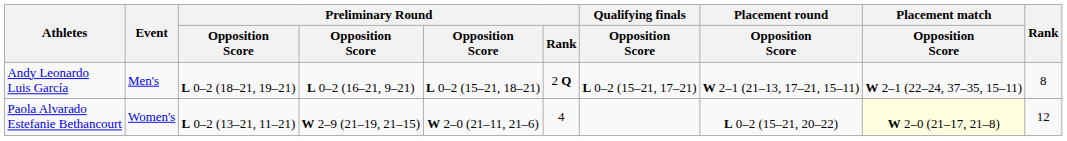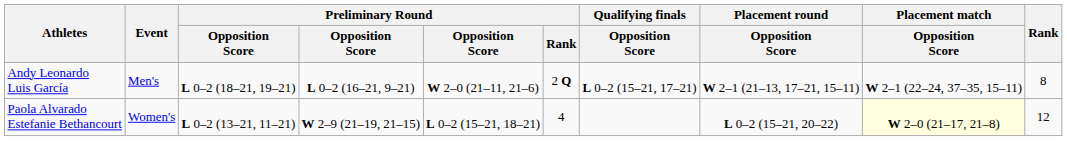(483, 87) L 0–2 (15–21, 18–21) -> (483, 87) W 2–0 (21–11, 21–6)
(483, 124) W 2–0 (21–11, 21–6) -> (483, 124) L 0–2 (15–21, 18–21)
